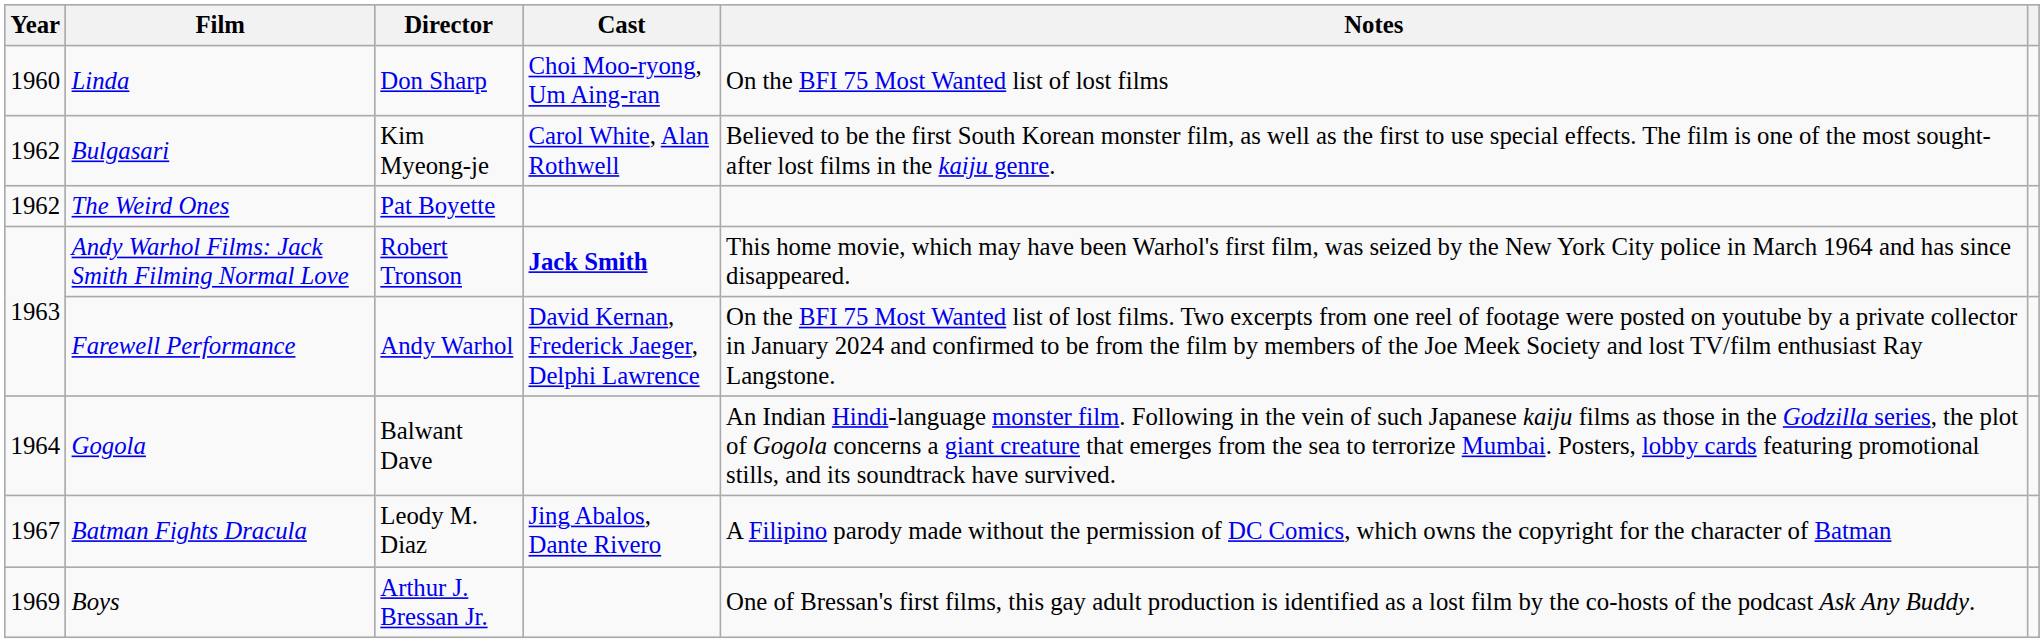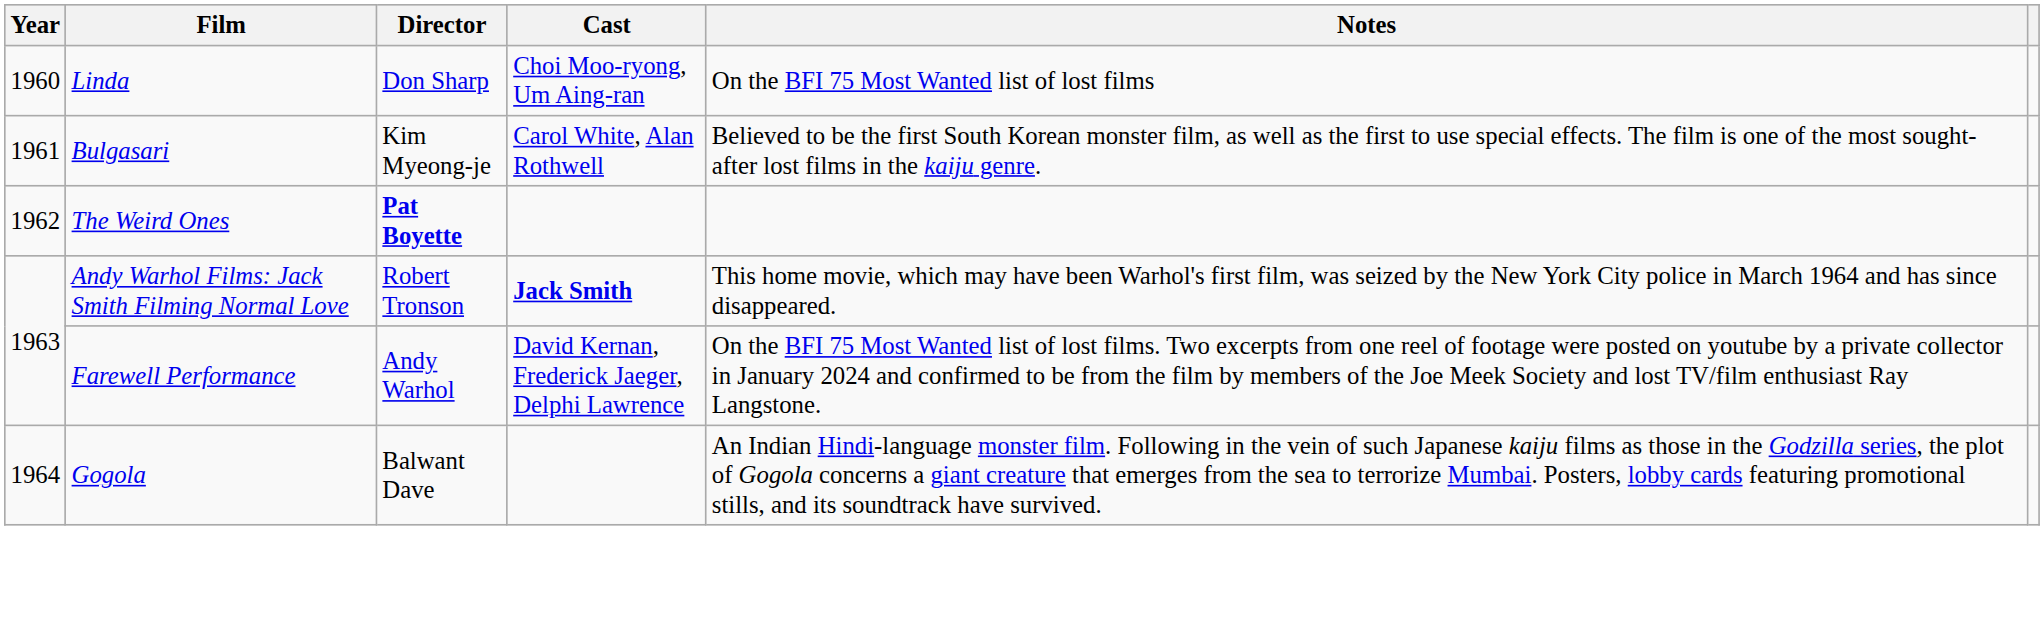(35, 150) 1962 -> (35, 150) 1961
(438, 206) normal -> (422, 221) bold
- row: (189, 531)
- row: (96, 601)
